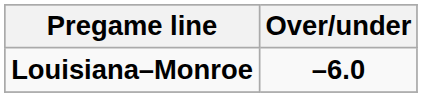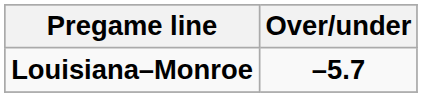(338, 69) –6.0 -> (338, 69) –5.7
